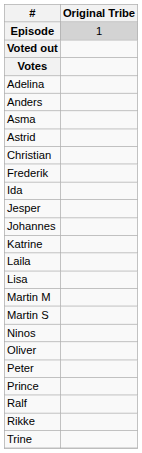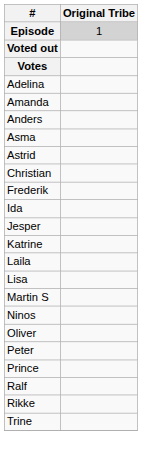+ row: (28, 102)
- row: (31, 226)
- row: (29, 297)
